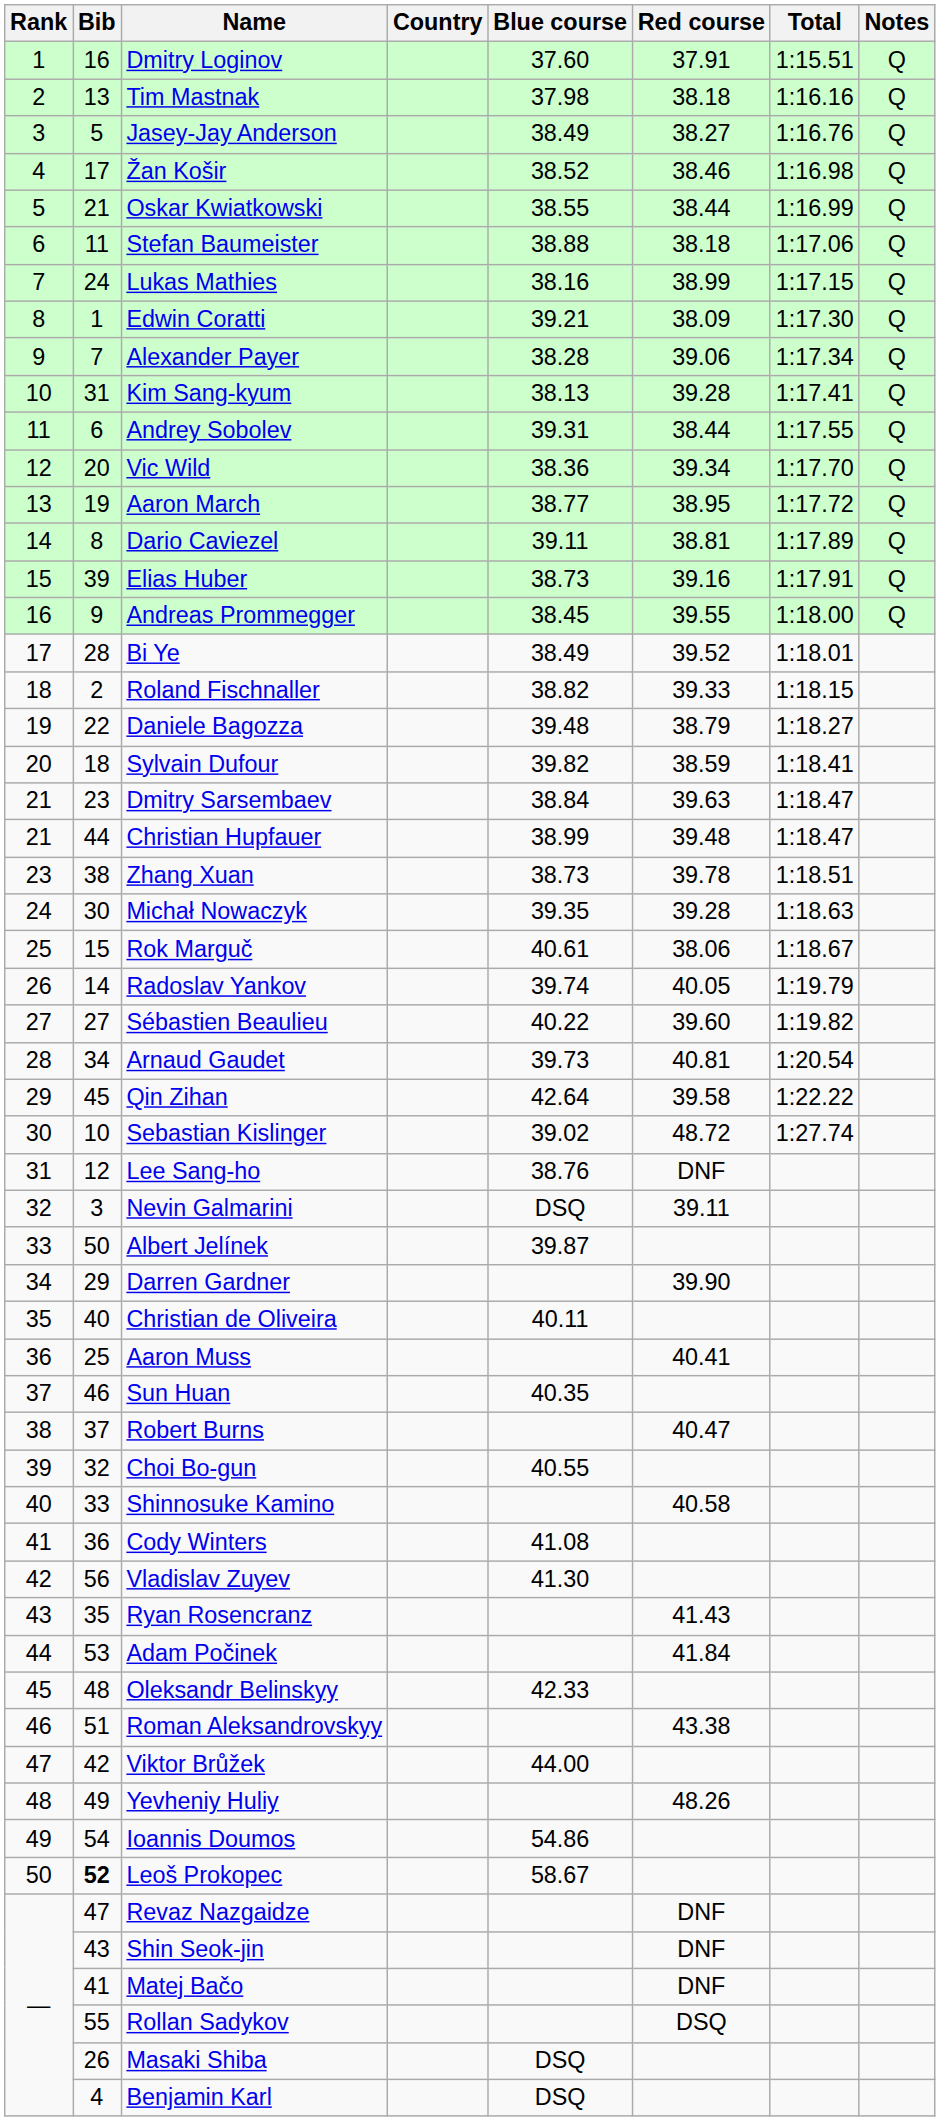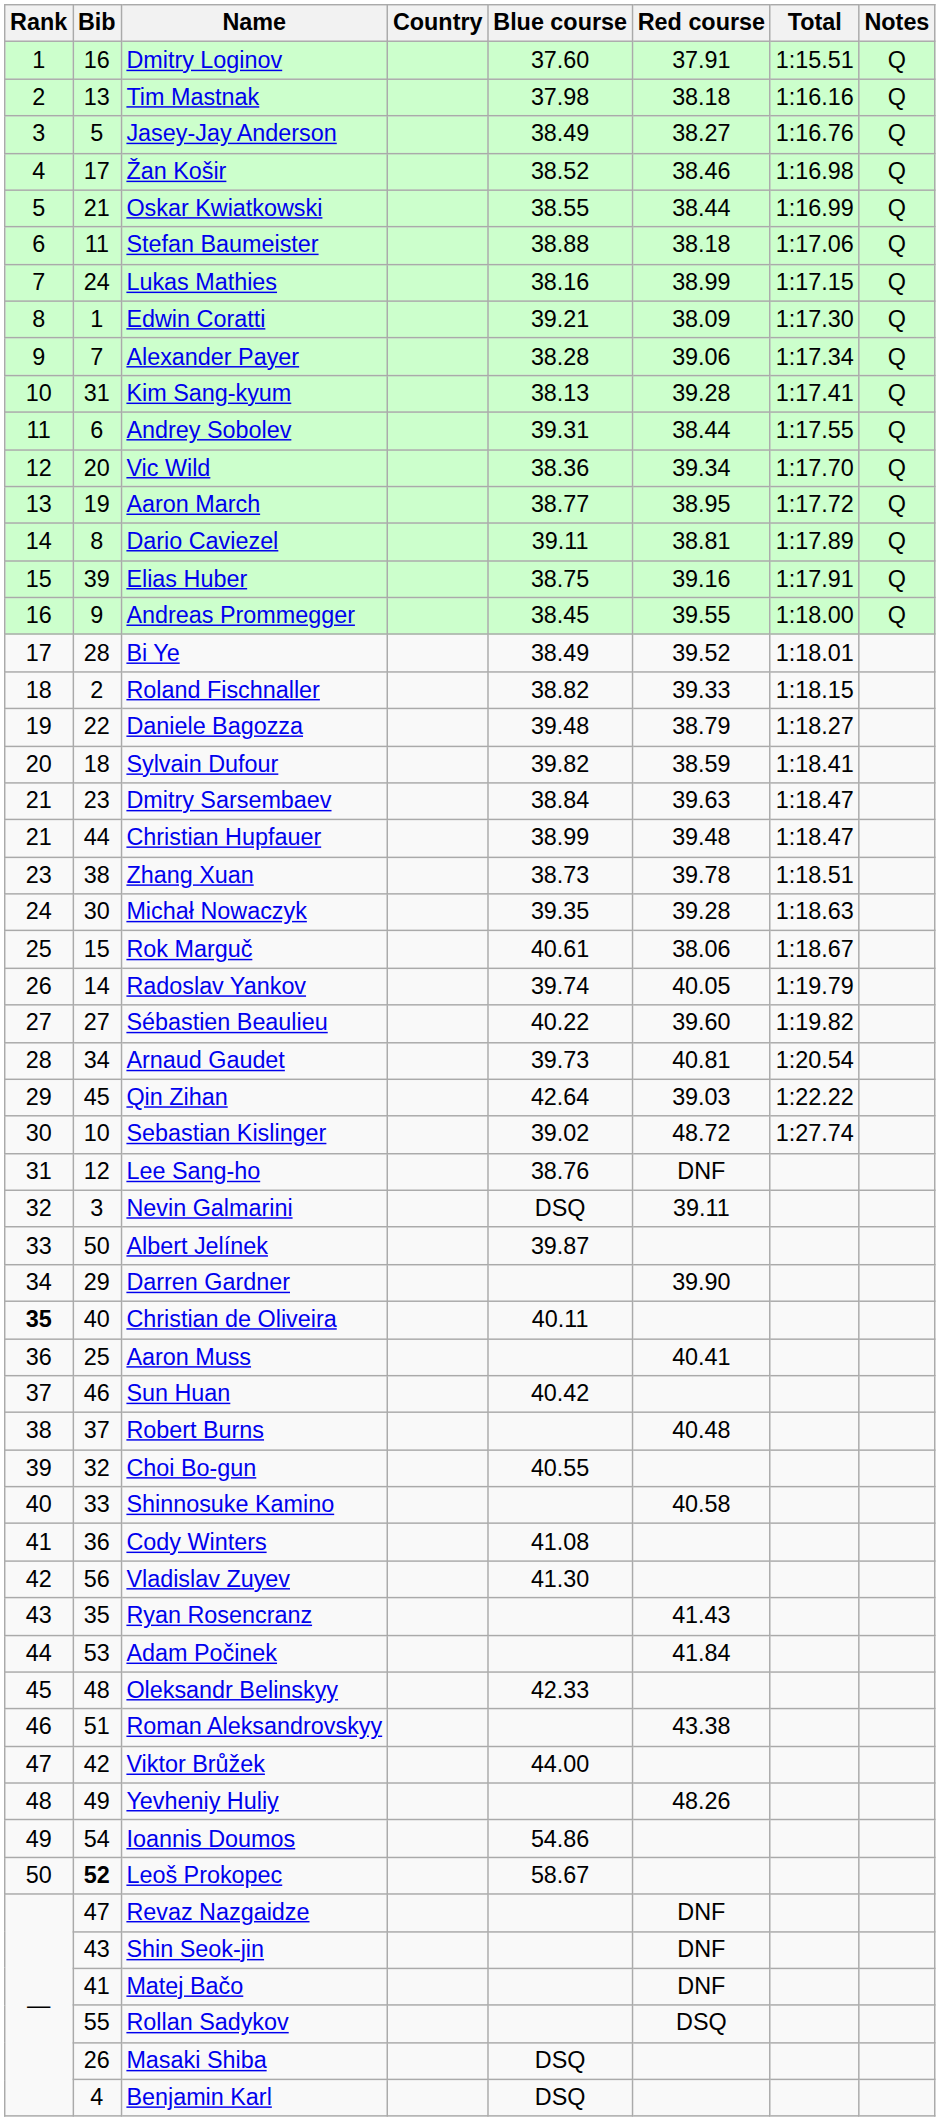(560, 578) 38.73 -> (560, 578) 38.75
(701, 1097) 39.58 -> (701, 1097) 39.03
(39, 1319) normal -> (39, 1319) bold
(560, 1393) 40.35 -> (560, 1393) 40.42
(701, 1430) 40.47 -> (701, 1430) 40.48
